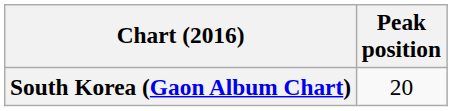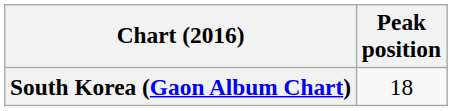(401, 86) 20 -> (401, 86) 18
